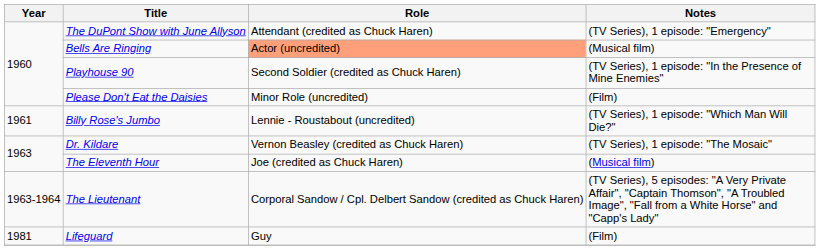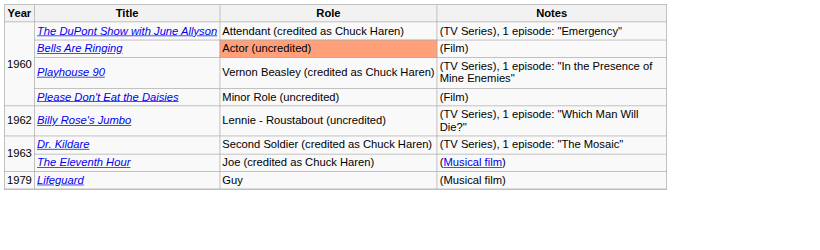(622, 48) (Musical film) -> (454, 48) (Film)
(356, 72) Second Soldier (credited as Chuck Haren) -> (328, 72) Vernon Beasley (credited as Chuck Haren)
(19, 121) 1961 -> (19, 121) 1962
(357, 145) Vernon Beasley (credited as Chuck Haren) -> (327, 145) Second Soldier (credited as Chuck Haren)
- row: (103, 199)
(19, 236) 1981 -> (19, 180) 1979
(603, 236) (Film) -> (473, 180) (Musical film)
